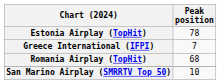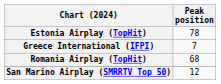(194, 73) 10 -> (194, 73) 12
